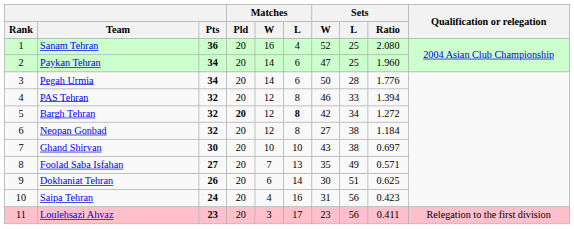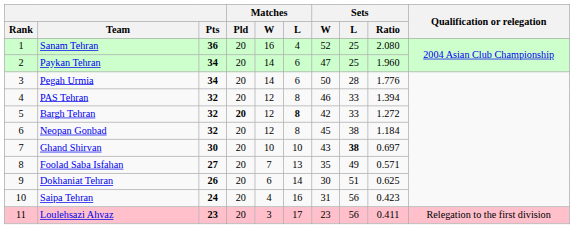(354, 114) 34 -> (354, 114) 33
(326, 131) 27 -> (326, 131) 45
(354, 148) normal -> (354, 148) bold
